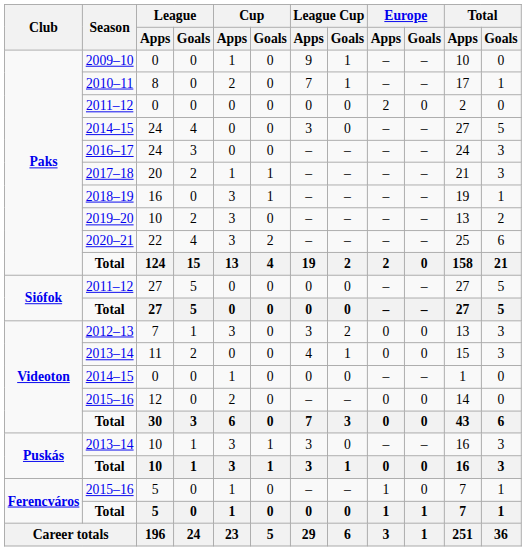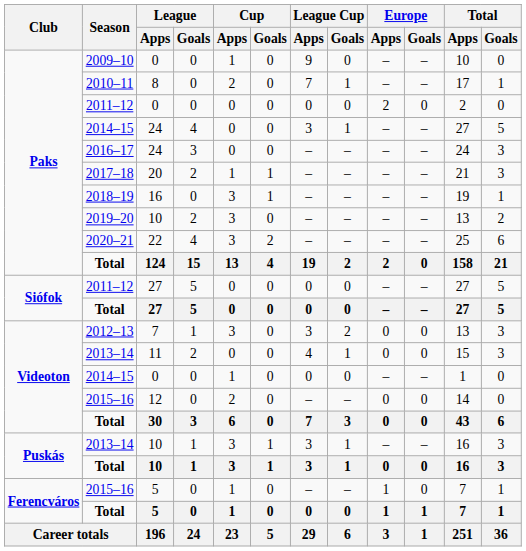(347, 61) 1 -> (347, 61) 0
(347, 128) 0 -> (347, 128) 1
(347, 444) 0 -> (347, 444) 1
